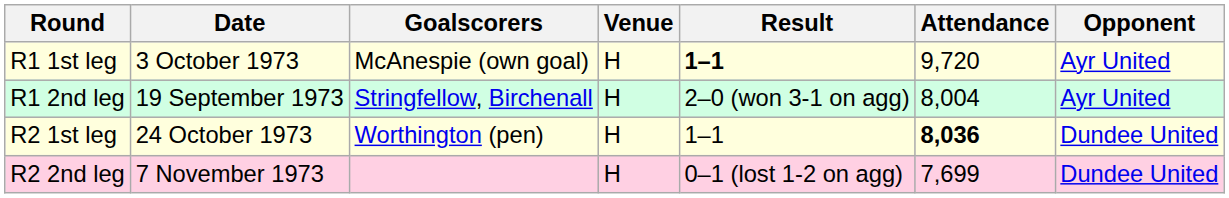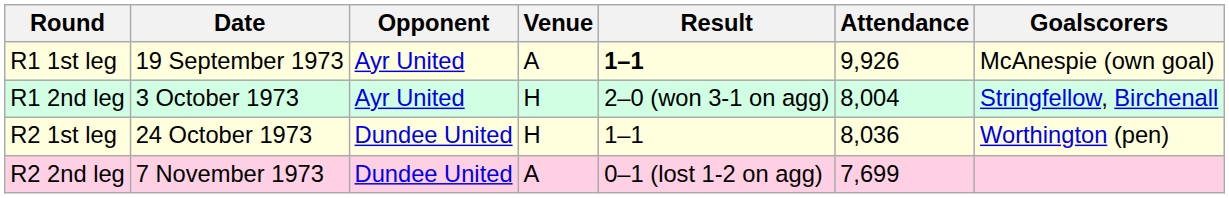columns swapped: (1139, 23) <-> (474, 23)
(217, 60) 3 October 1973 -> (240, 60) 19 September 1973
(612, 60) H -> (531, 60) A
(950, 60) 9,720 -> (870, 60) 9,926
(240, 98) 19 September 1973 -> (217, 98) 3 October 1973
(950, 135) bold -> (870, 135) normal
(612, 173) H -> (531, 173) A
